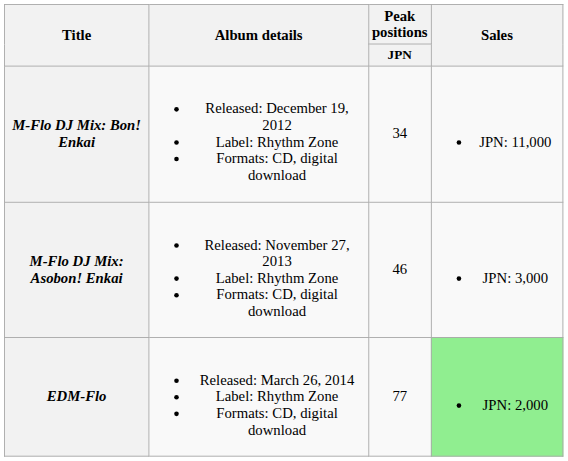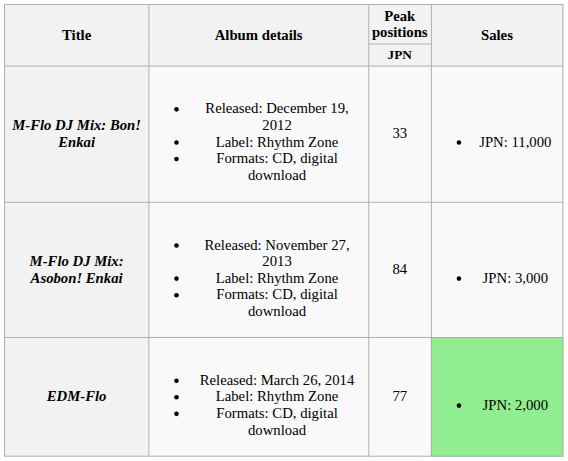(400, 134) 34 -> (400, 134) 33
(400, 269) 46 -> (400, 269) 84
